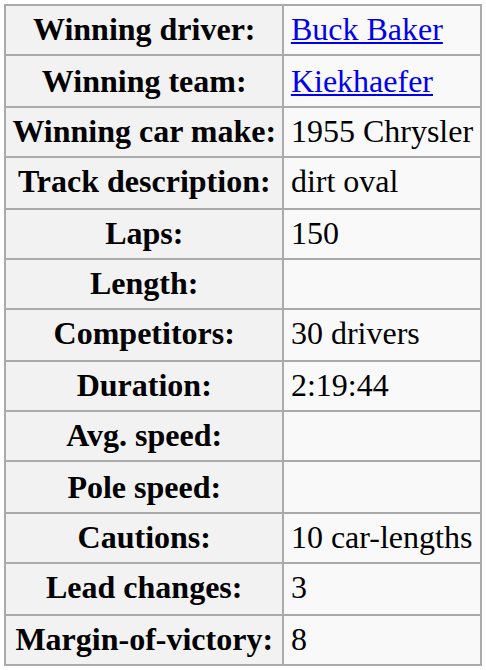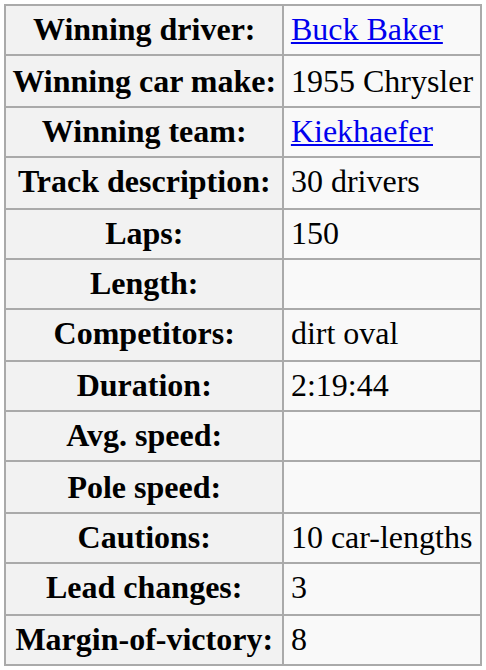rows swapped: (144, 80) <-> (144, 131)
(345, 182) dirt oval -> (355, 182) 30 drivers
(355, 334) 30 drivers -> (345, 334) dirt oval
